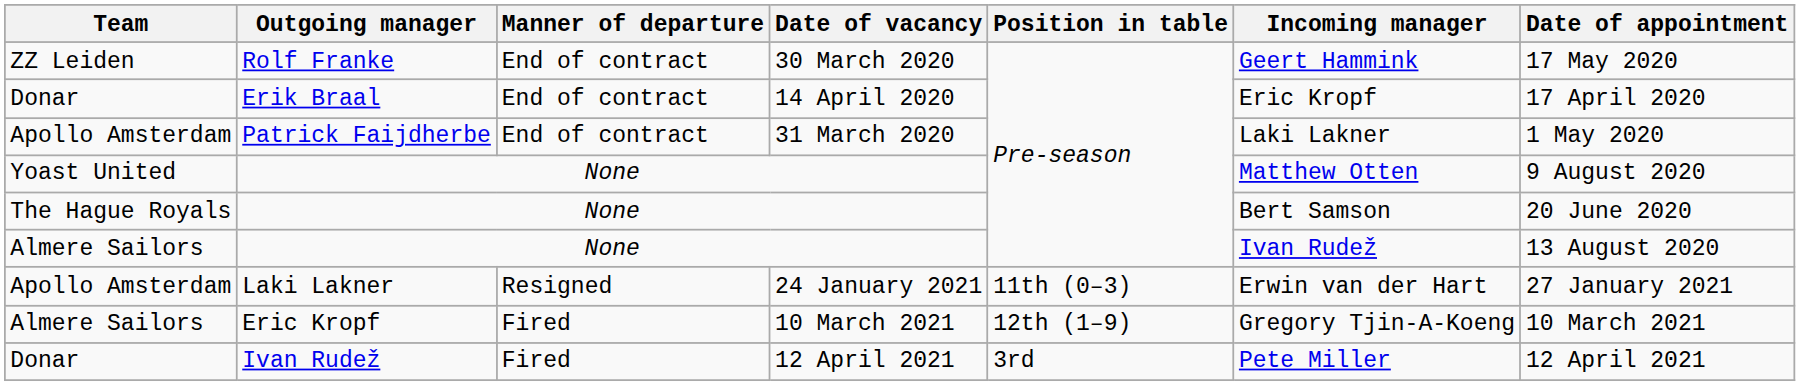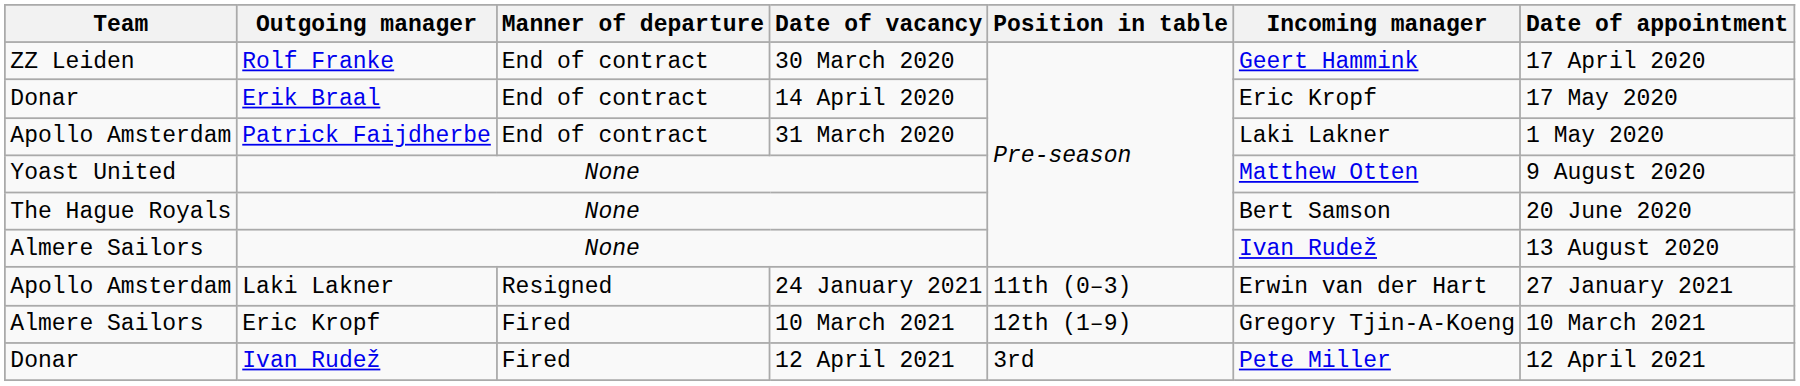(1602, 61) 17 May 2020 -> (1616, 61) 17 April 2020
(1616, 99) 17 April 2020 -> (1602, 99) 17 May 2020
